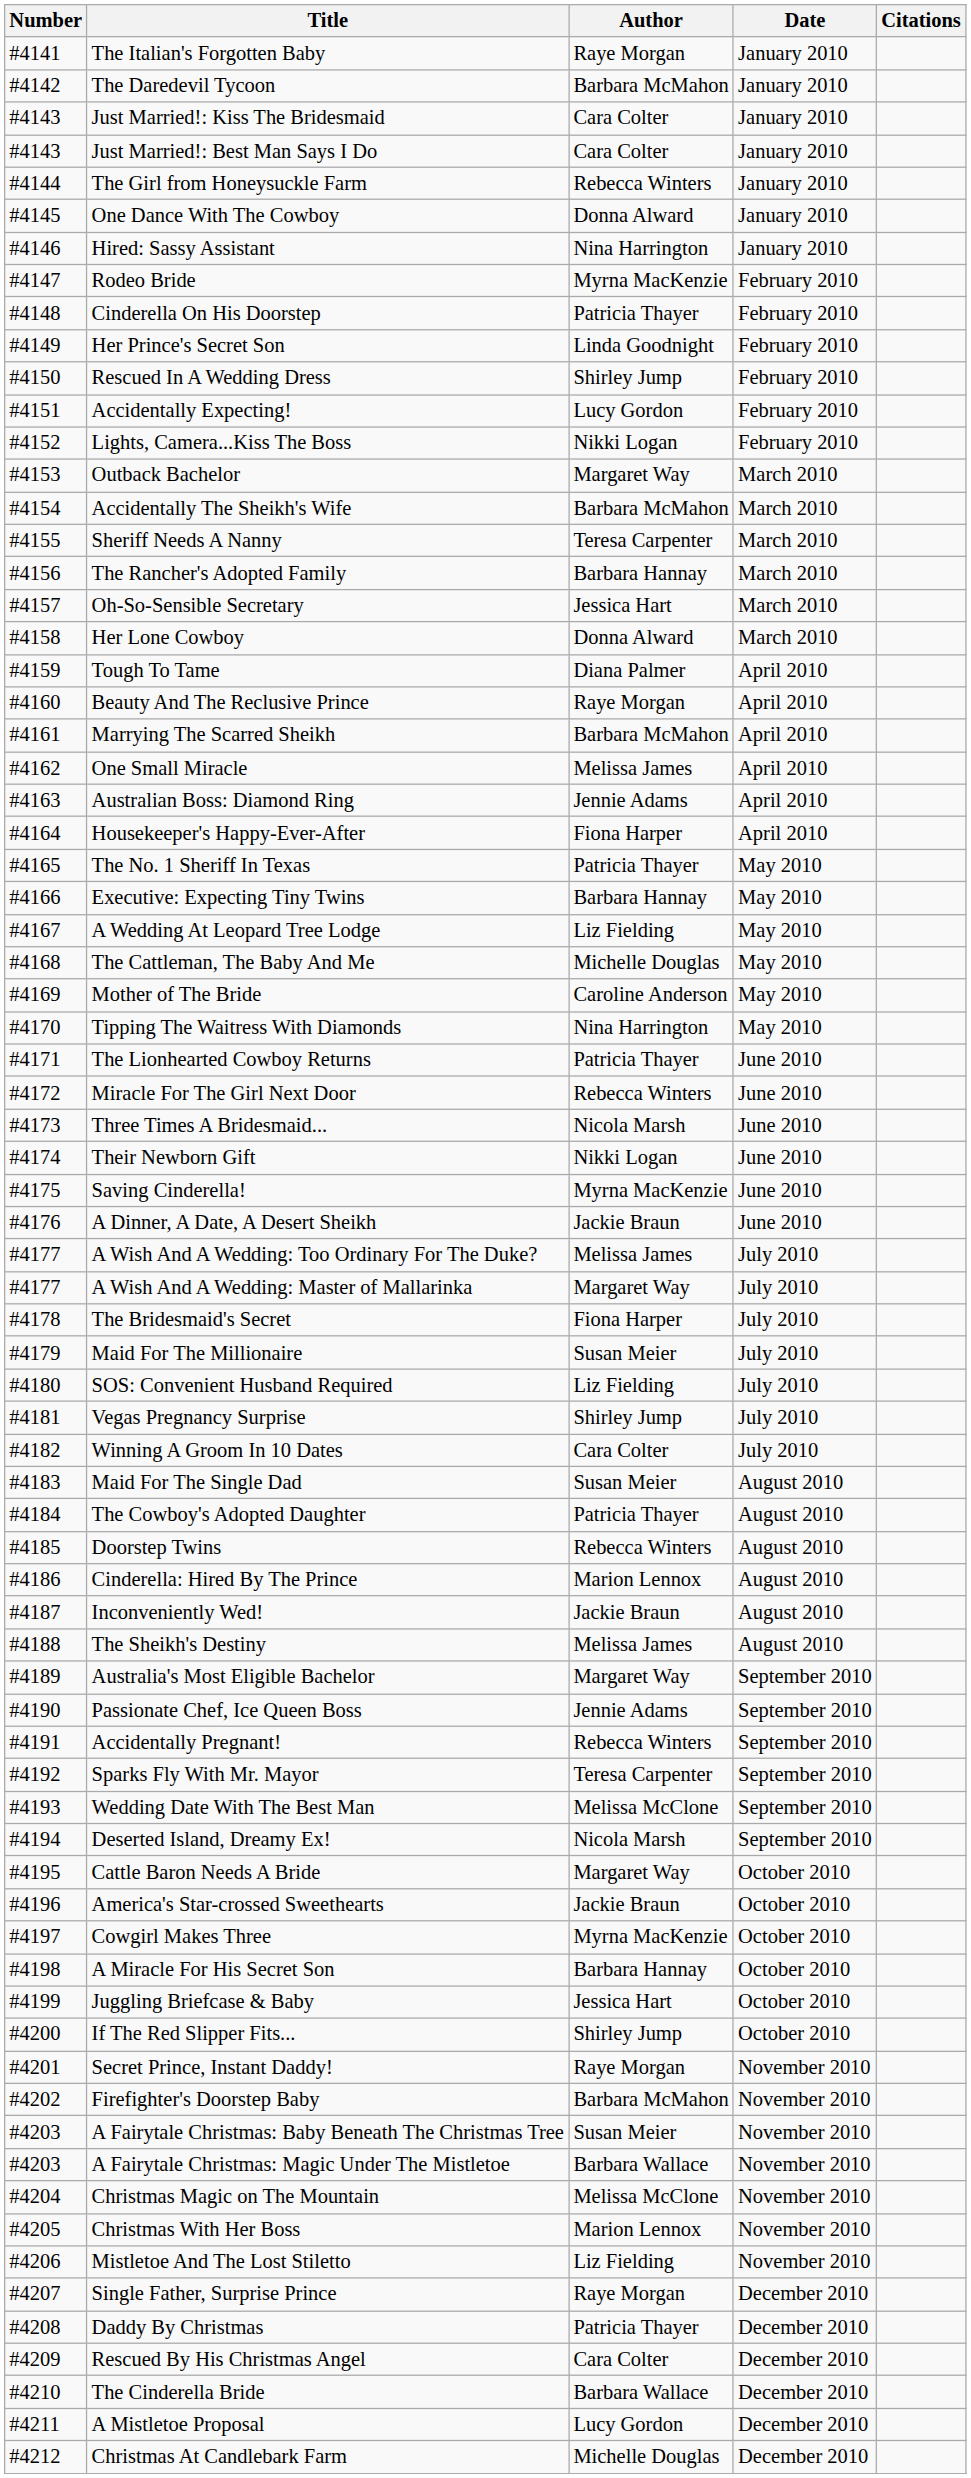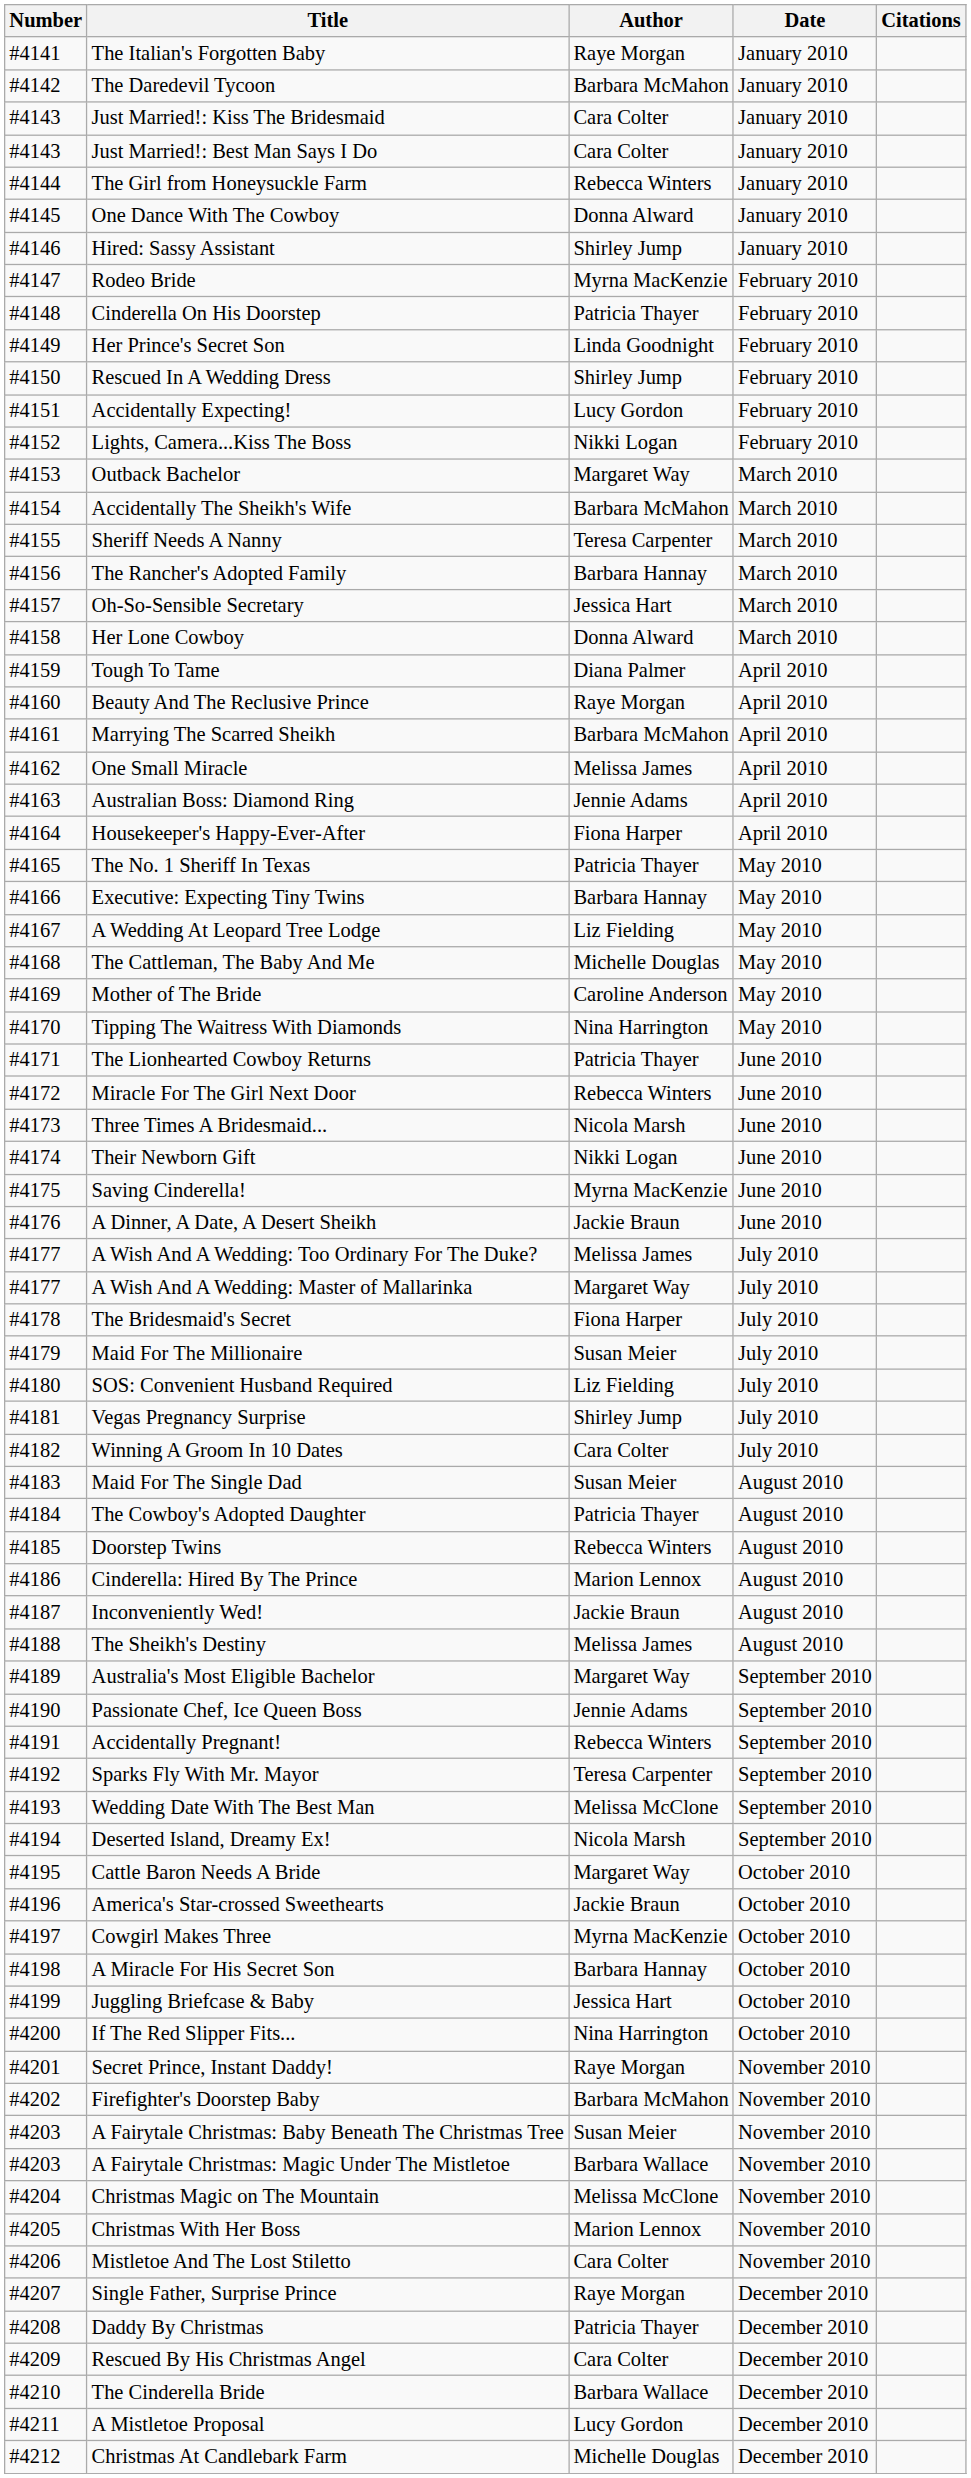(641, 248) Nina Harrington -> (628, 248) Shirley Jump
(628, 2034) Shirley Jump -> (641, 2034) Nina Harrington
(624, 2261) Liz Fielding -> (621, 2261) Cara Colter
